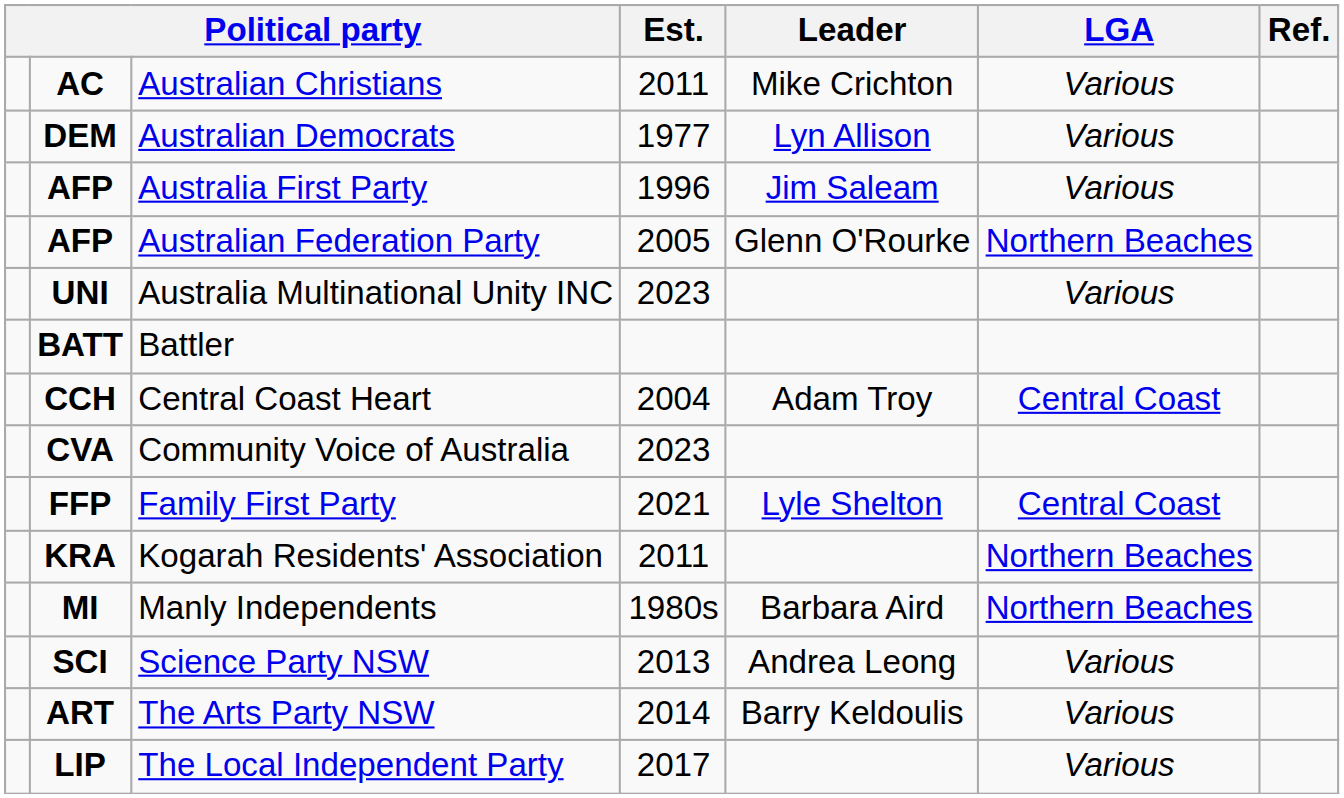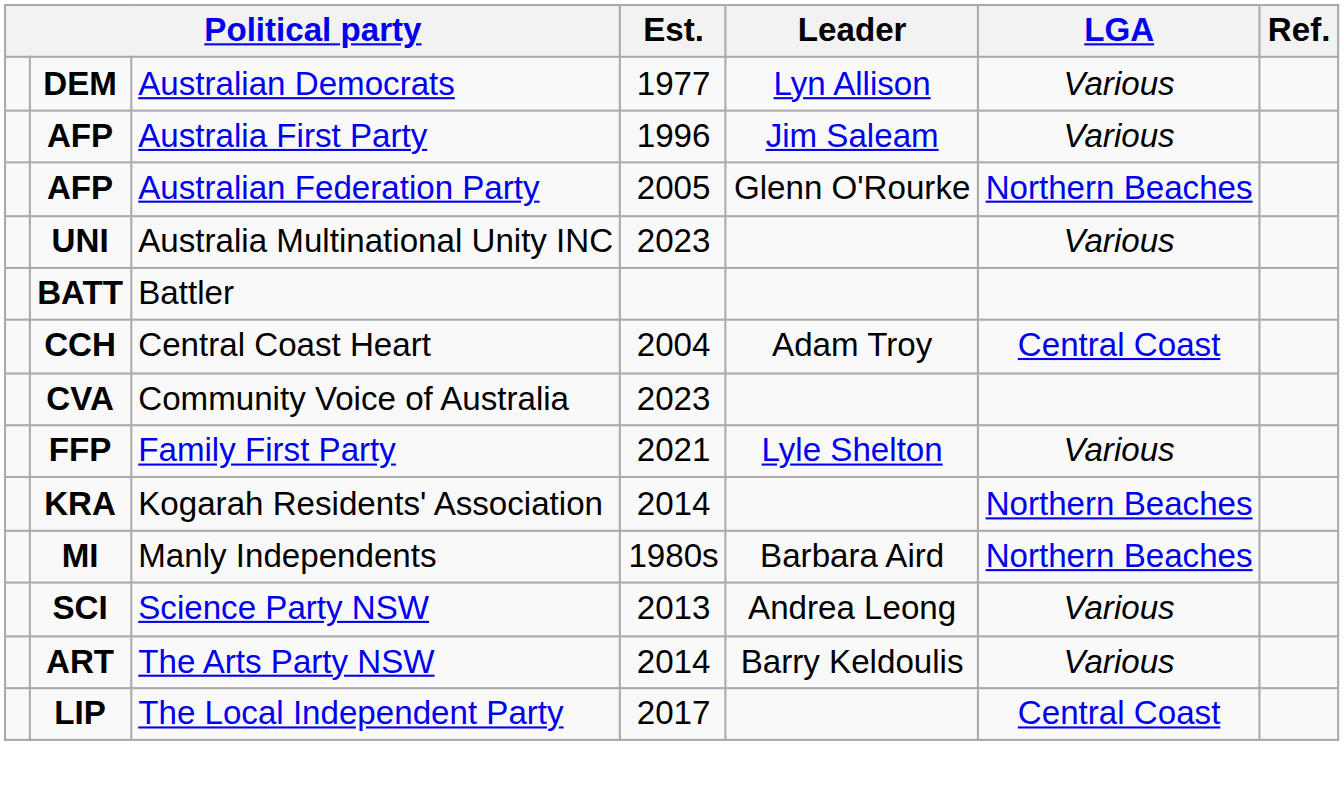- row: (290, 83)
(1119, 503) Central Coast -> (1119, 450) Various
(674, 556) 2011 -> (674, 503) 2014
(1119, 766) Various -> (1119, 713) Central Coast
